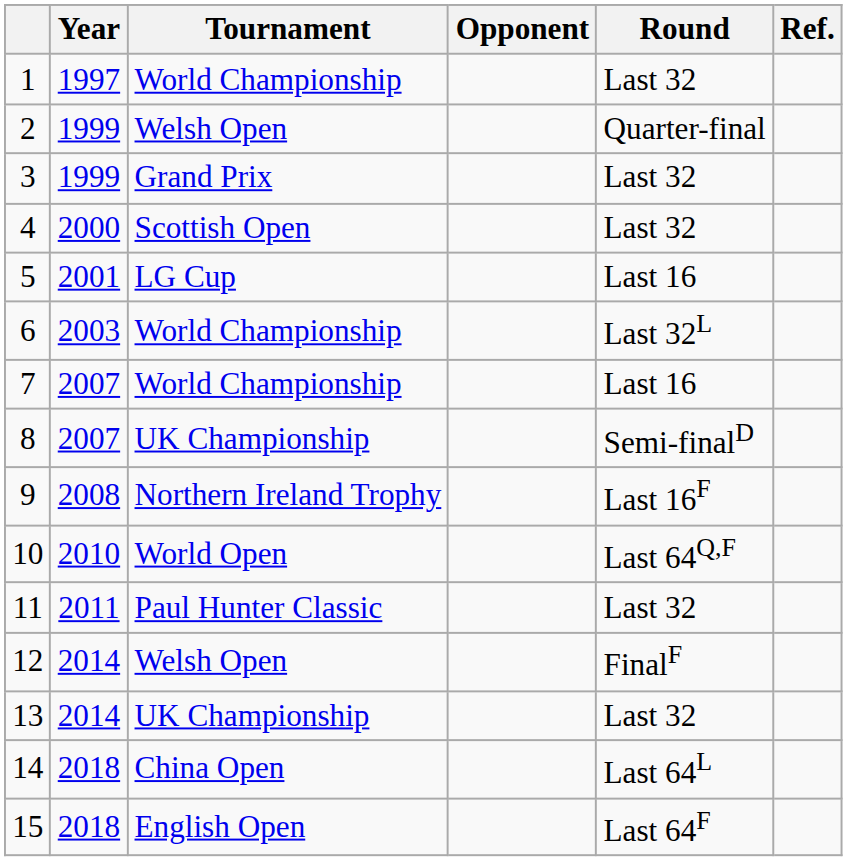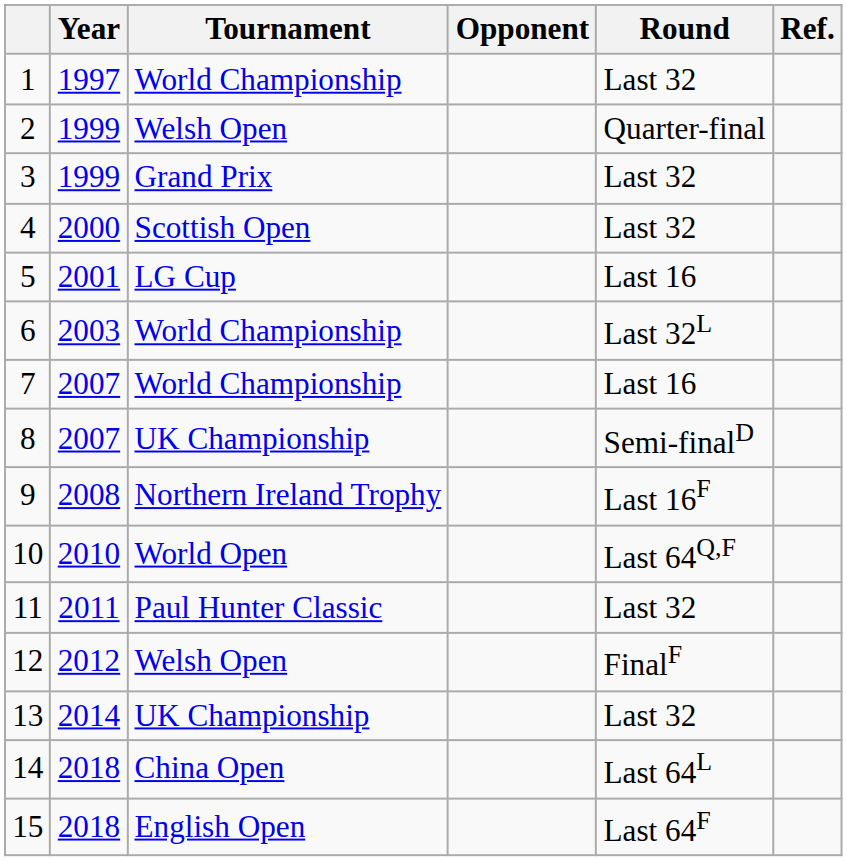(89, 660) 2014 -> (89, 660) 2012
